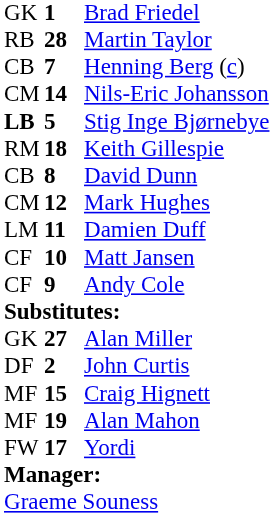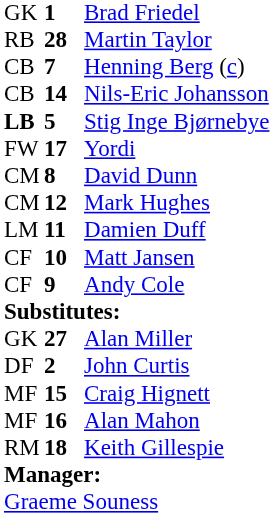(22, 93) CM -> (19, 93) CB
rows swapped: (154, 148) <-> (110, 447)
(19, 175) CB -> (22, 175) CM
(56, 420) 19 -> (56, 420) 16
